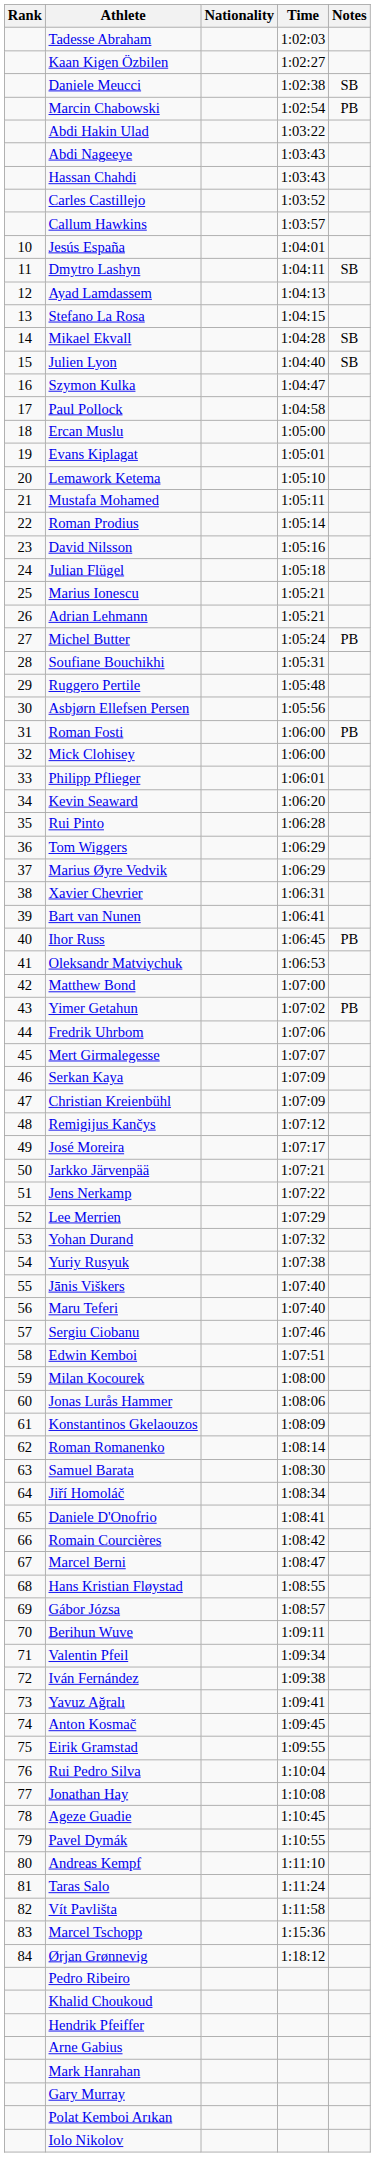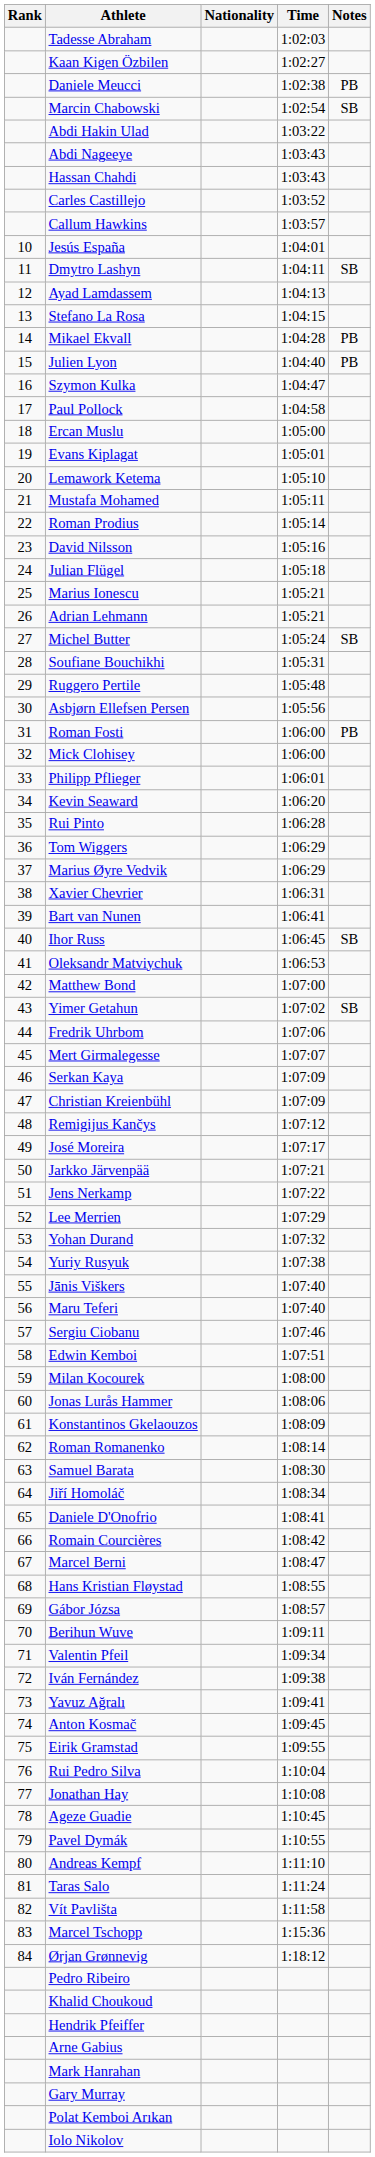(349, 85) SB -> (349, 85) PB
(349, 108) PB -> (349, 108) SB
(349, 339) SB -> (349, 339) PB
(349, 362) SB -> (349, 362) PB
(349, 639) PB -> (349, 639) SB
(349, 939) PB -> (349, 939) SB
(349, 1008) PB -> (349, 1008) SB
